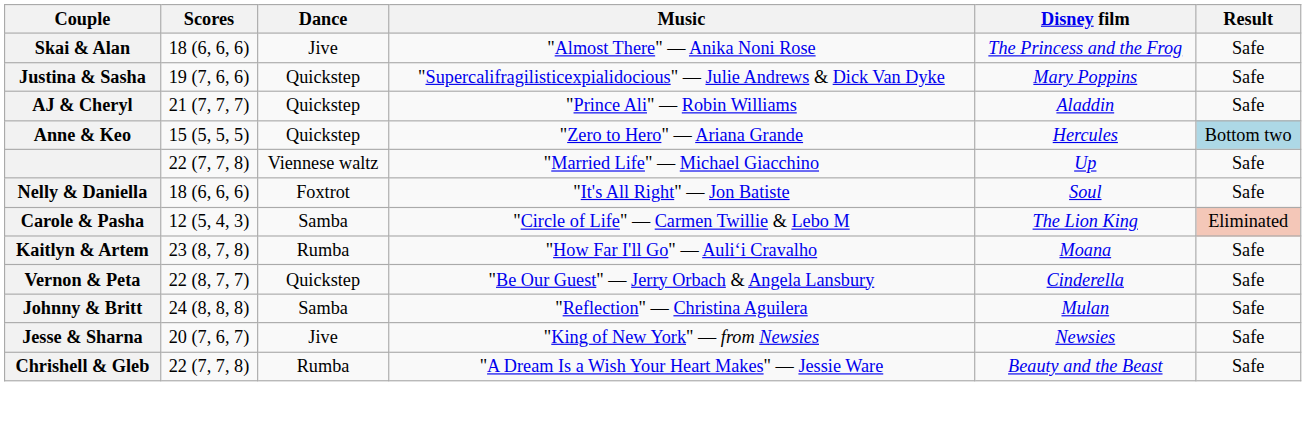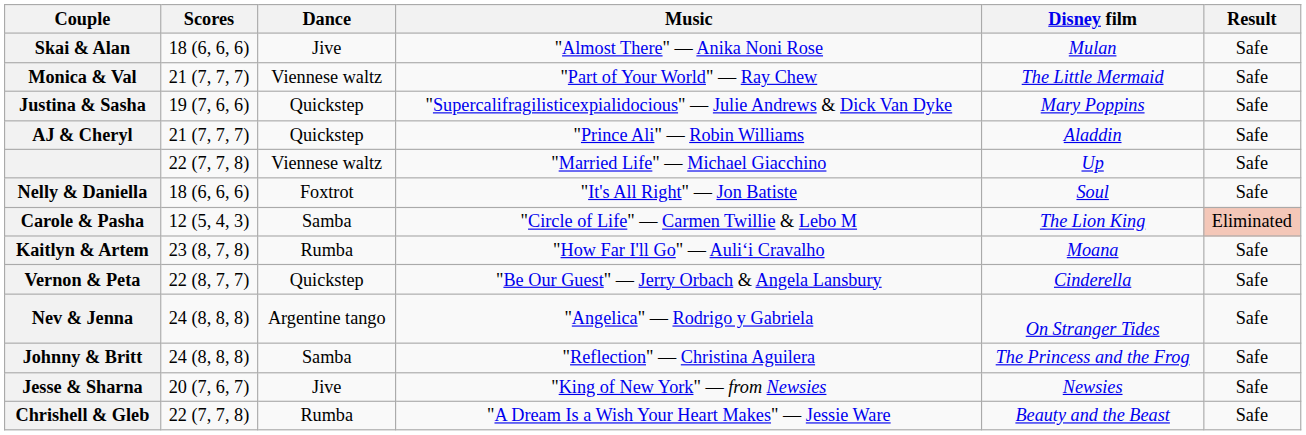(1085, 47) The Princess and the Frog -> (1093, 47) Mulan
+ row: (82, 76)
- row: (82, 134)
+ row: (82, 318)
(1085, 308) Mulan -> (1093, 357) The Princess and the Frog
